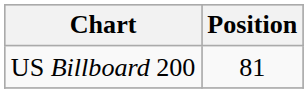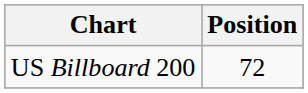(252, 66) 81 -> (252, 66) 72
